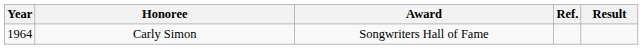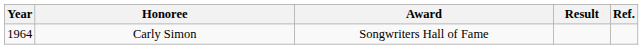columns swapped: (609, 14) <-> (567, 14)
